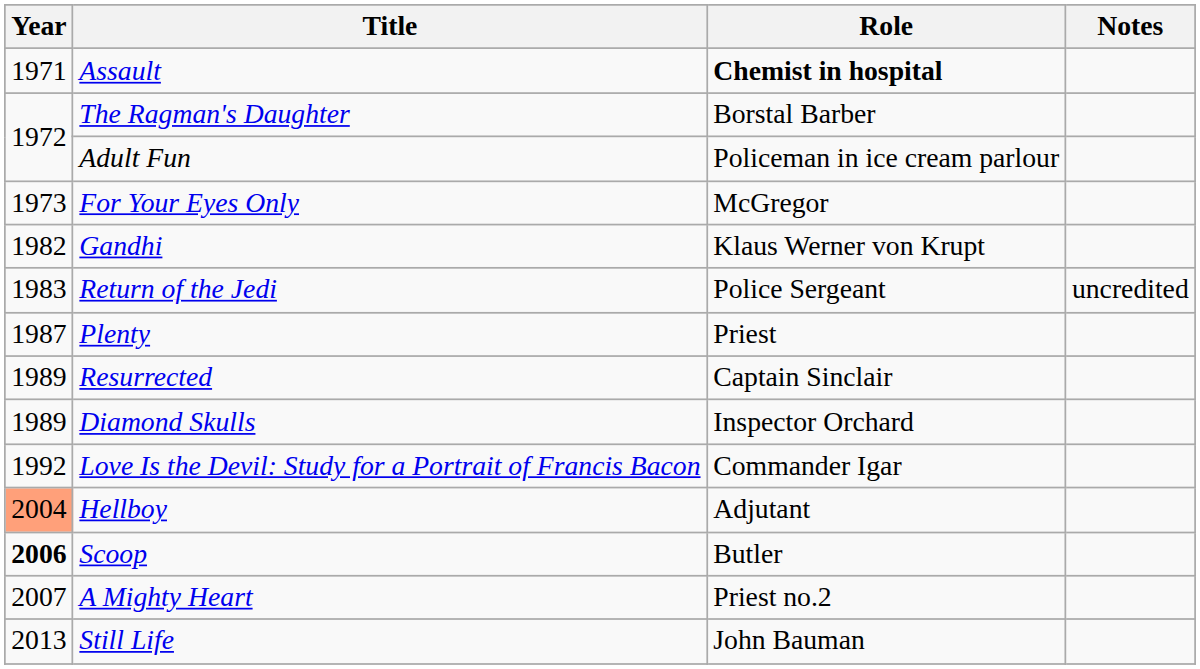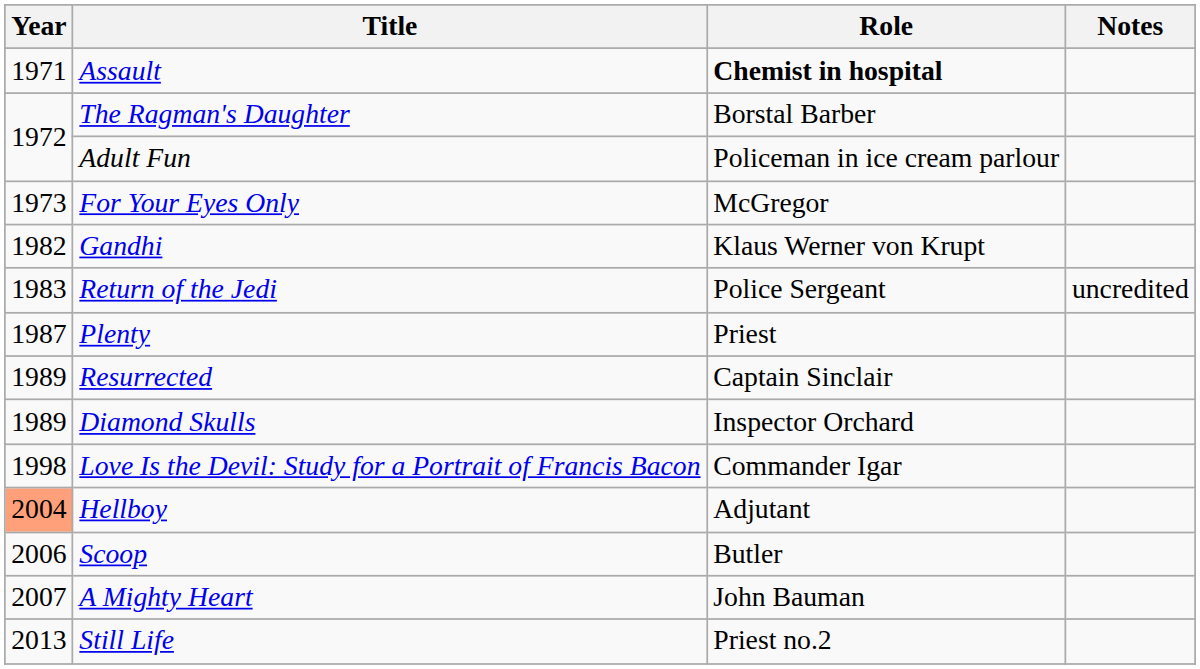(39, 465) 1992 -> (39, 465) 1998
(39, 553) bold -> (39, 553) normal
(773, 597) Priest no.2 -> (789, 597) John Bauman
(789, 641) John Bauman -> (773, 641) Priest no.2
